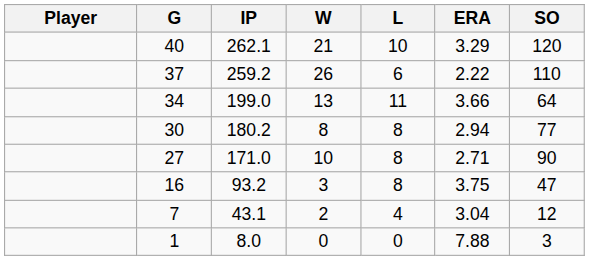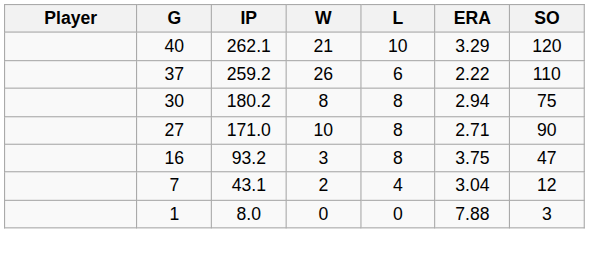- row: (174, 102)
(547, 130) 77 -> (547, 102) 75
